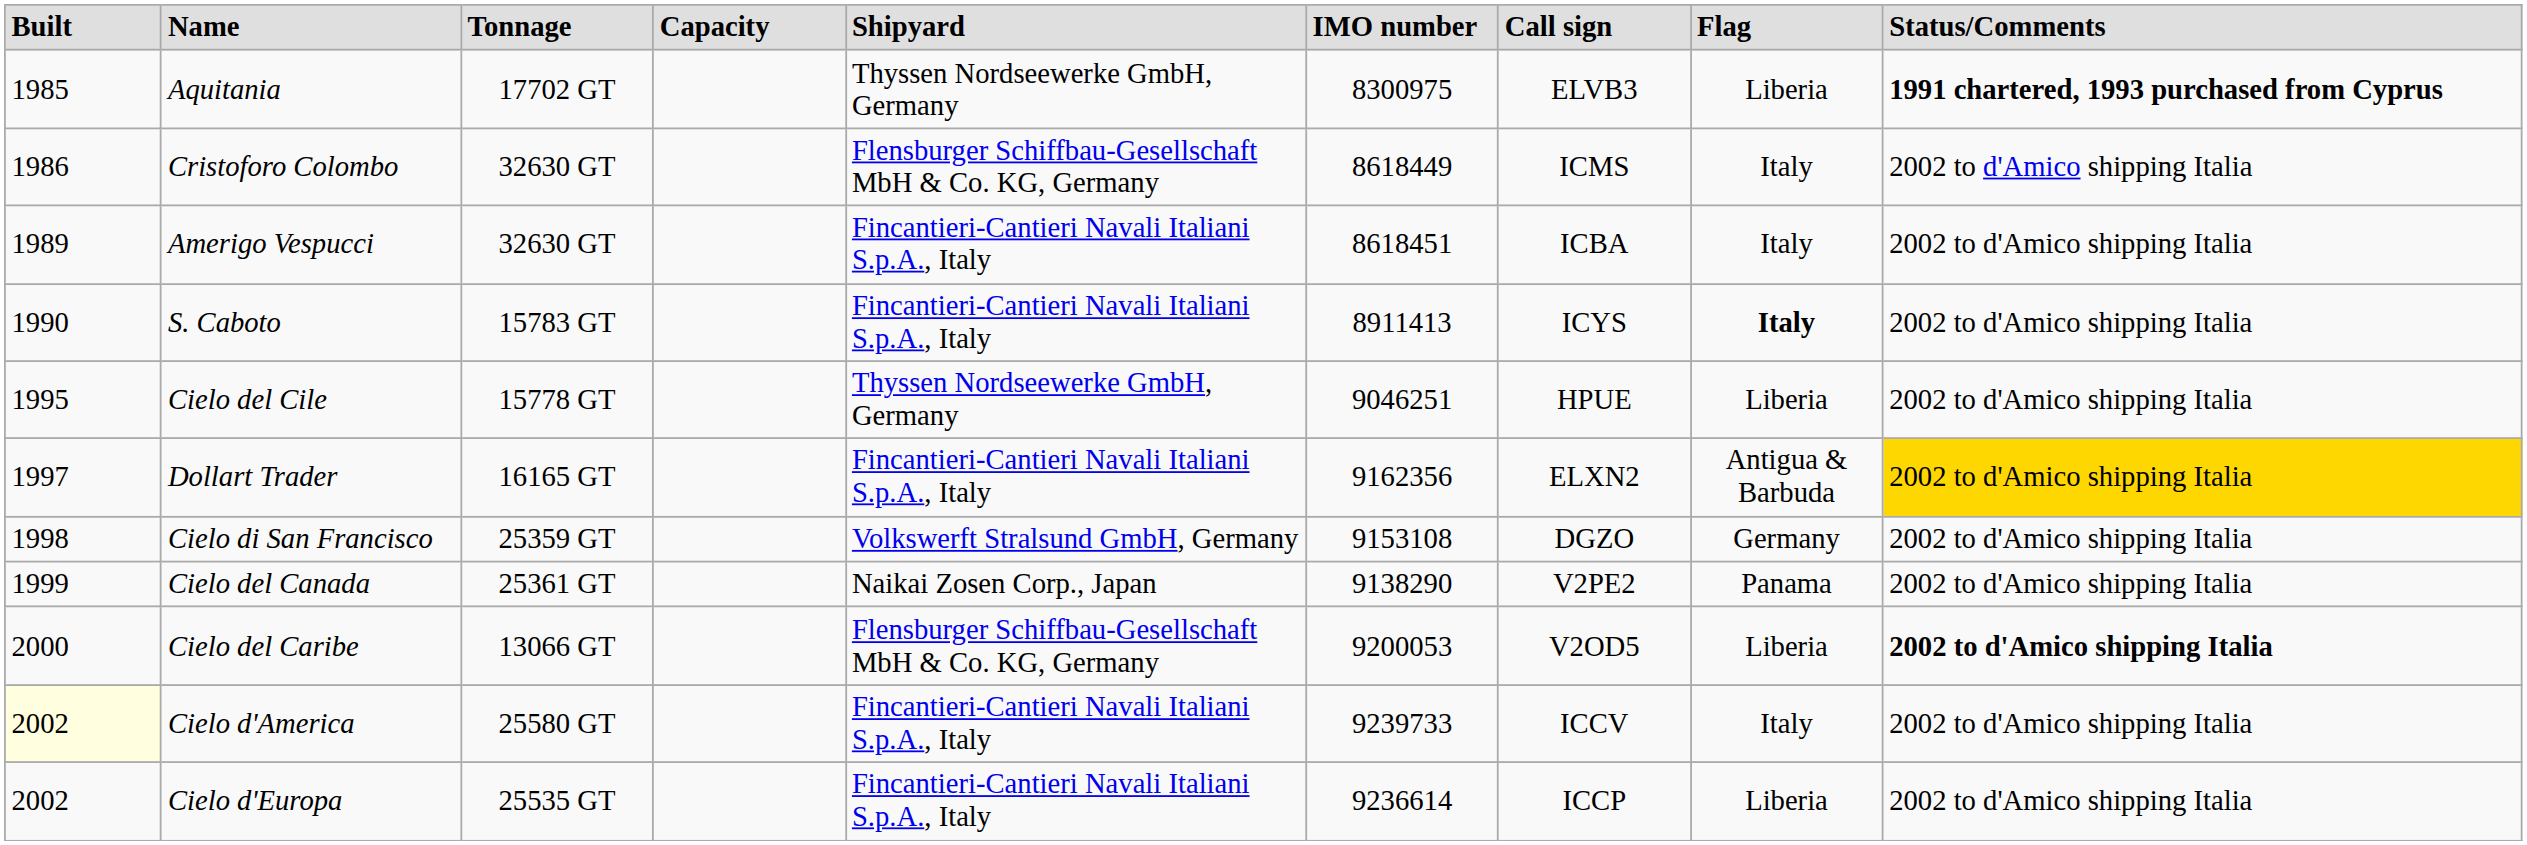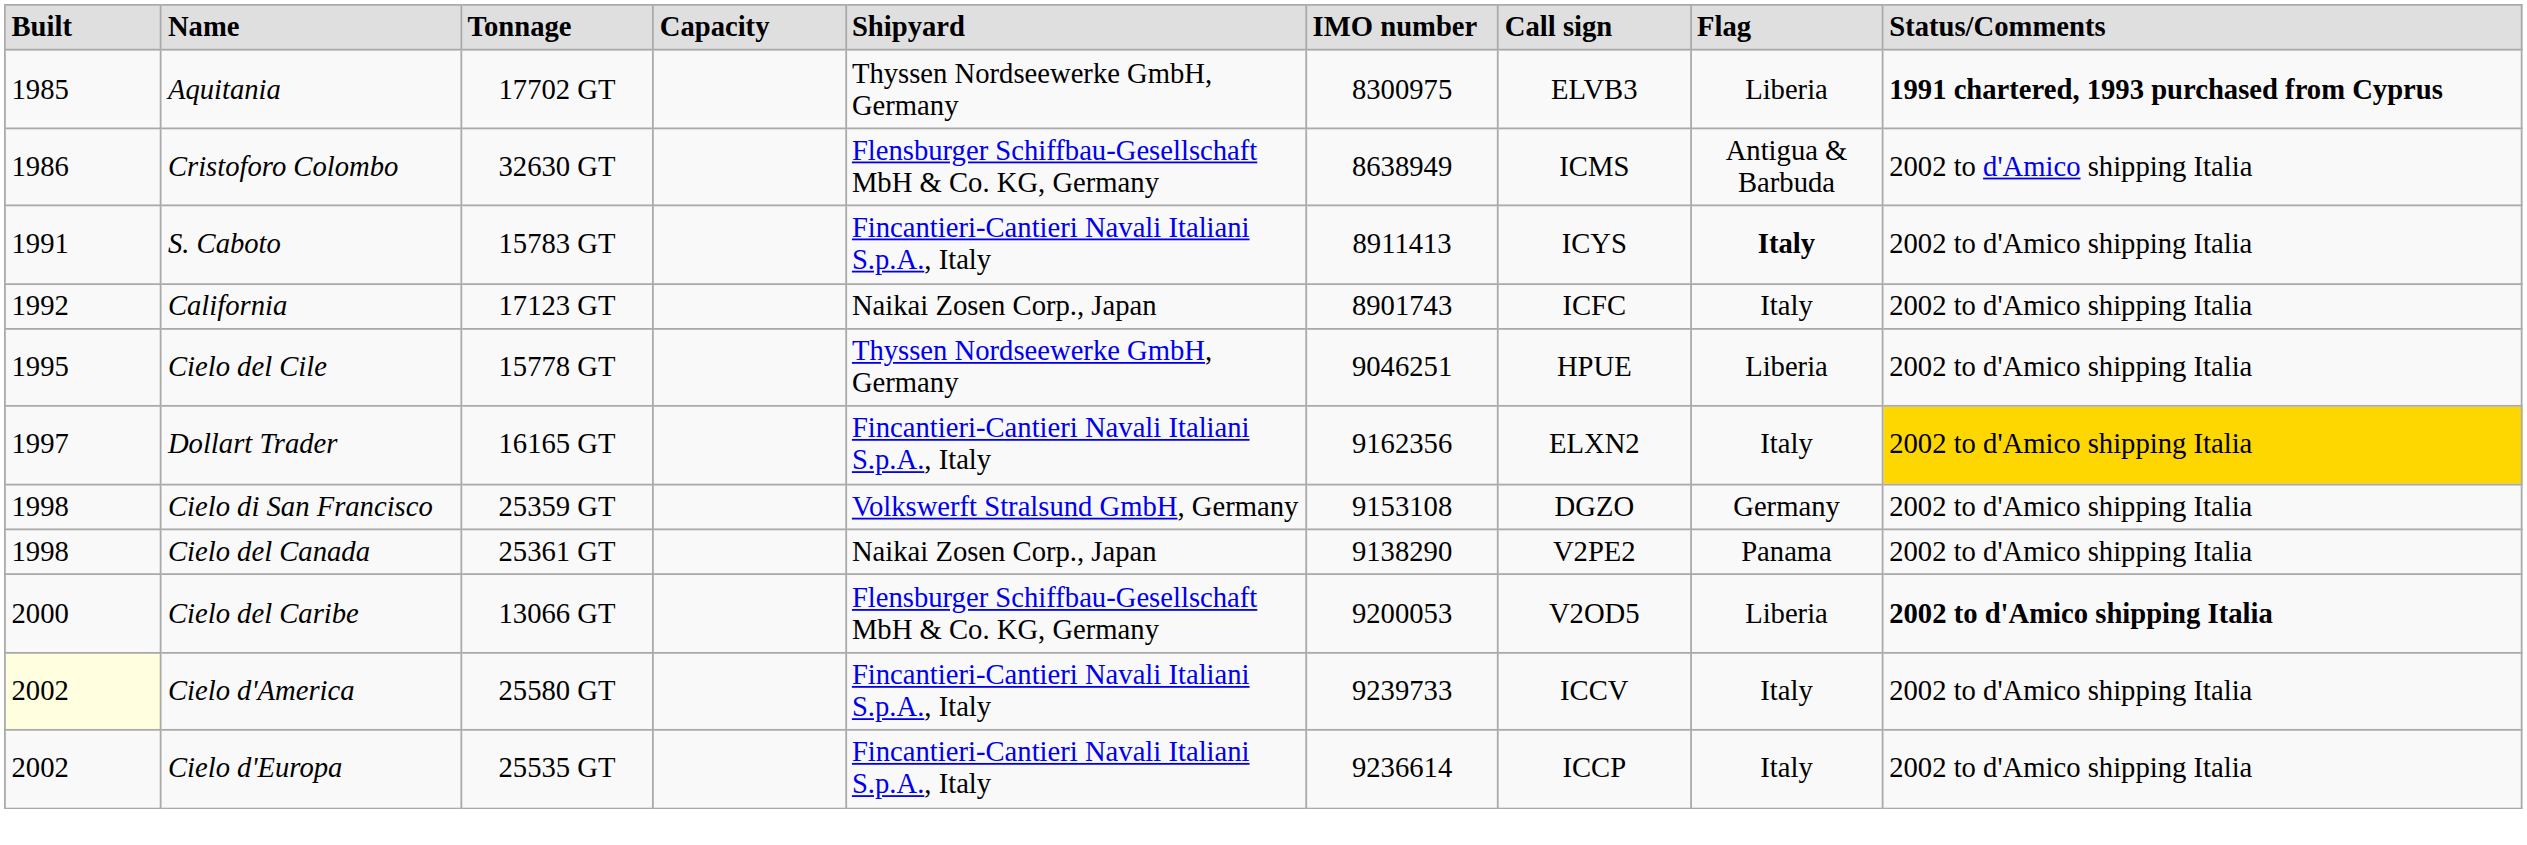(1402, 166) 8618449 -> (1402, 166) 8638949
(1786, 166) Italy -> (1787, 166) Antigua & Barbuda
- row: (271, 244)
(40, 321) 1990 -> (40, 244) 1991
+ row: (228, 305)
(1787, 476) Antigua & Barbuda -> (1786, 444) Italy
(40, 583) 1999 -> (40, 551) 1998
(1786, 800) Liberia -> (1786, 768) Italy
